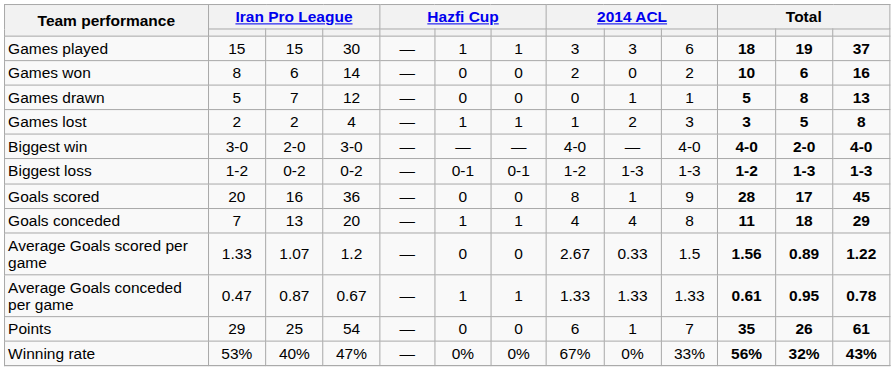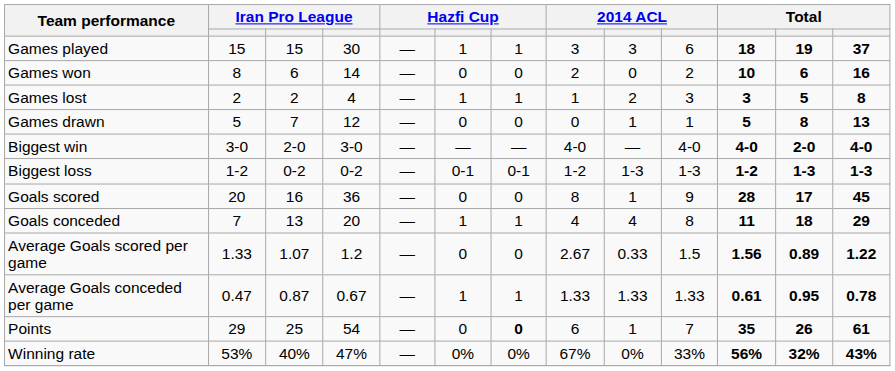rows swapped: (56, 98) <-> (47, 122)
(519, 329) normal -> (519, 329) bold
